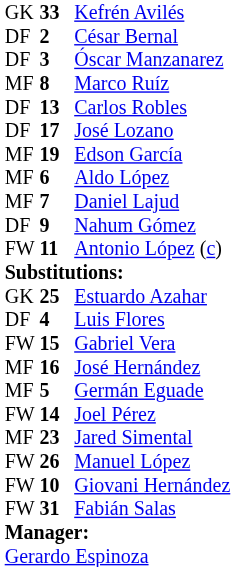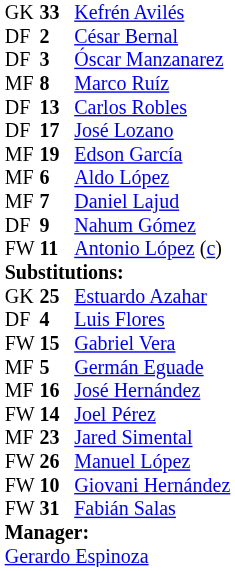rows swapped: (137, 367) <-> (139, 390)
